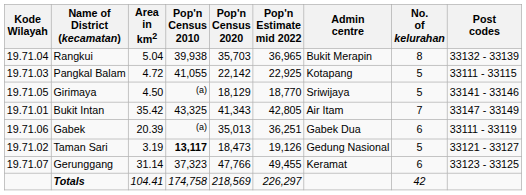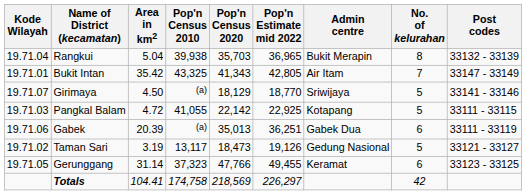rows swapped: (79, 110) <-> (90, 74)
(28, 92) 19.71.05 -> (28, 92) 19.71.07
(191, 147) bold -> (191, 147) normal
(28, 164) 19.71.07 -> (28, 164) 19.71.05
